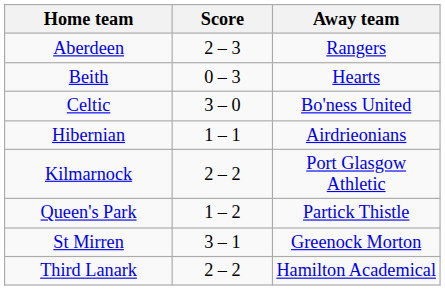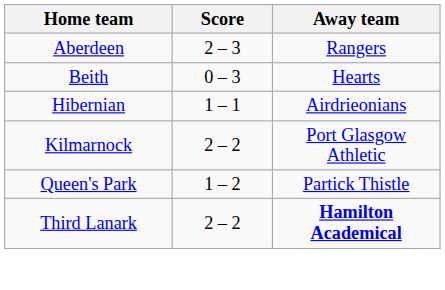- row: (89, 105)
- row: (89, 241)
(356, 270) normal -> (356, 223) bold
